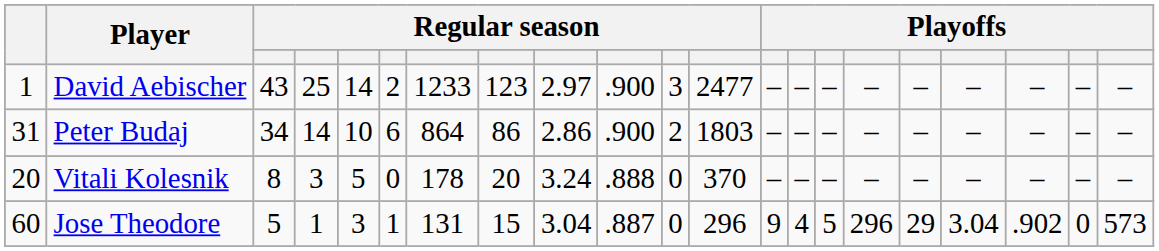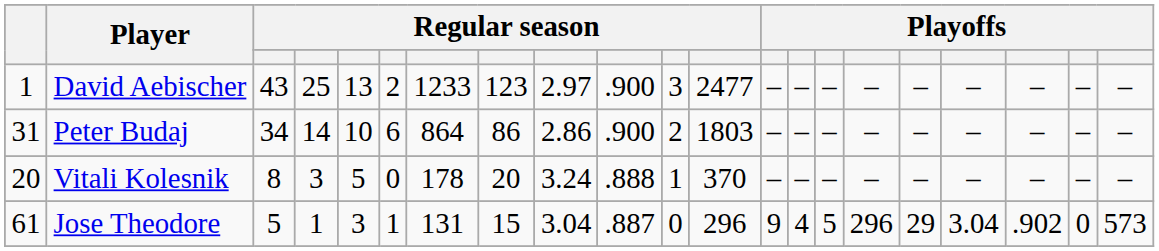(358, 86) 14 -> (358, 86) 13
(675, 177) 0 -> (675, 177) 1
(26, 223) 60 -> (26, 223) 61
